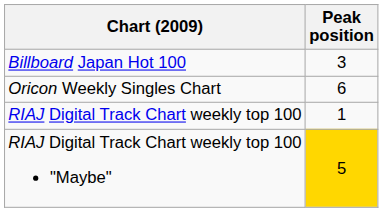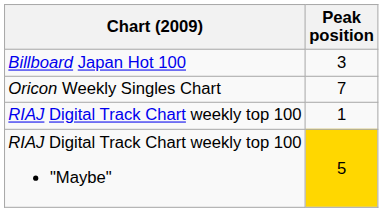(342, 89) 6 -> (342, 89) 7
